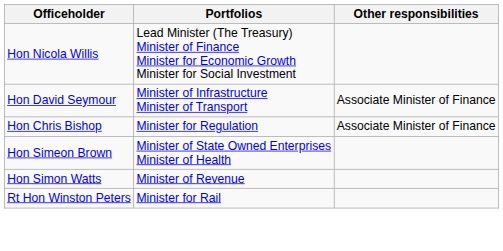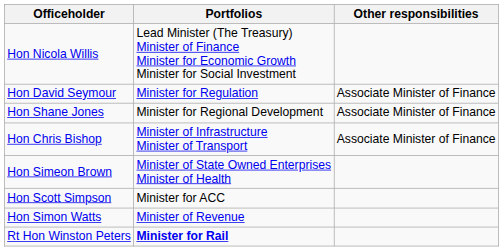(202, 100) Minister of Infrastructure Minister of Transport -> (197, 93) Minister for Regulation
+ row: (56, 113)
(197, 126) Minister for Regulation -> (202, 139) Minister of Infrastructure Minister of Transport
+ row: (59, 198)
(179, 198) normal -> (182, 236) bold
